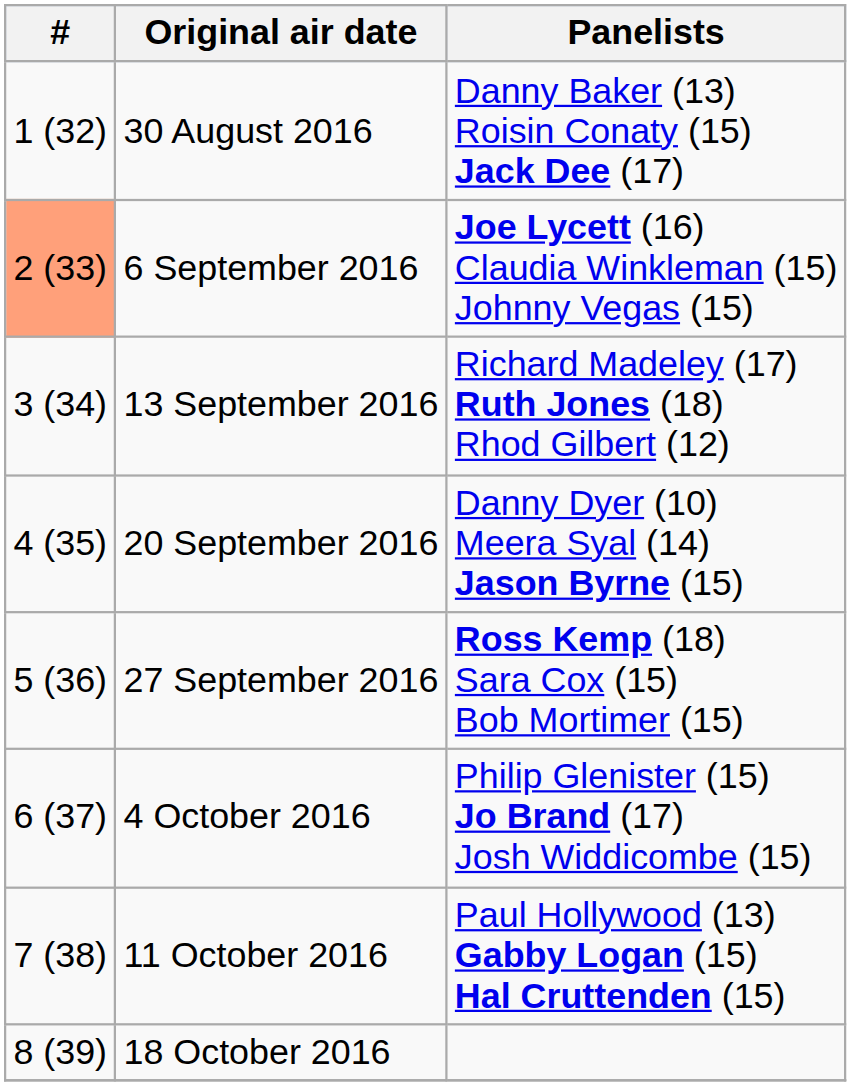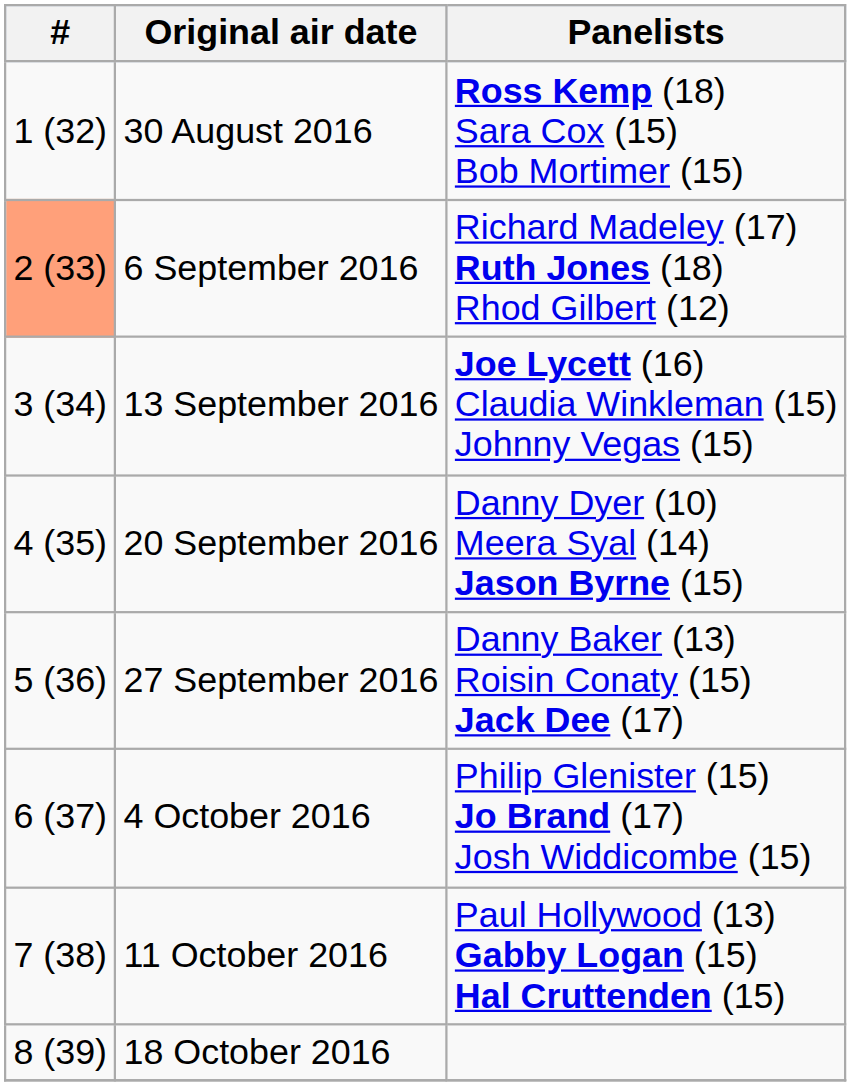(603, 130) Danny Baker (13) Roisin Conaty (15) Jack Dee (17) -> (599, 130) Ross Kemp (18) Sara Cox (15) Bob Mortimer (15)
(646, 267) Joe Lycett (16) Claudia Winkleman (15) Johnny Vegas (15) -> (626, 267) Richard Madeley (17) Ruth Jones (18) Rhod Gilbert (12)
(626, 405) Richard Madeley (17) Ruth Jones (18) Rhod Gilbert (12) -> (646, 405) Joe Lycett (16) Claudia Winkleman (15) Johnny Vegas (15)
(599, 680) Ross Kemp (18) Sara Cox (15) Bob Mortimer (15) -> (603, 680) Danny Baker (13) Roisin Conaty (15) Jack Dee (17)
